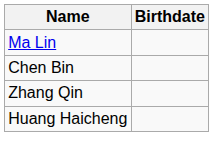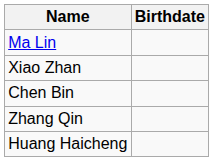+ row: (45, 67)
